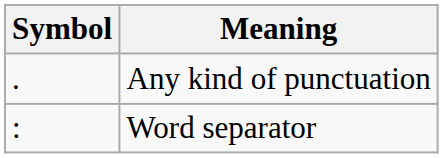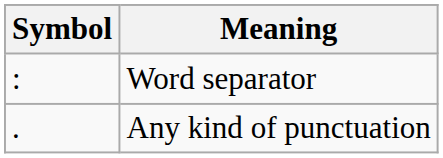rows swapped: (221, 127) <-> (279, 78)
